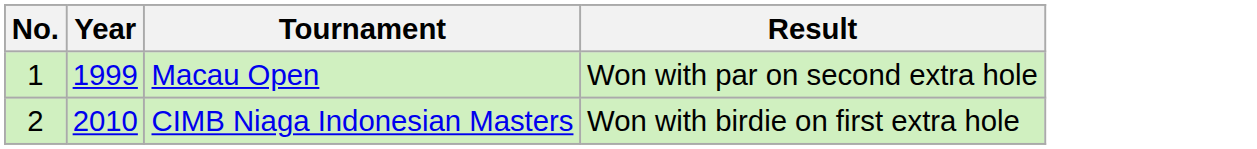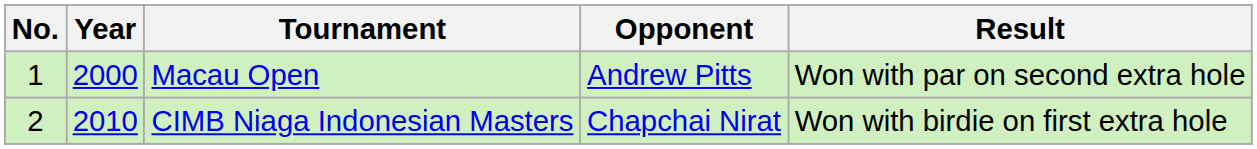+ column: (684, 28)
(105, 75) 1999 -> (105, 75) 2000
